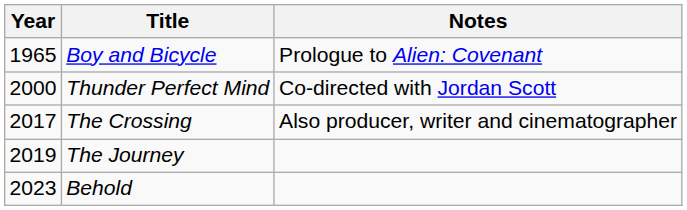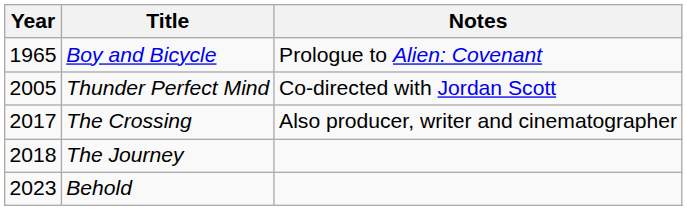(33, 88) 2000 -> (33, 88) 2005
(33, 155) 2019 -> (33, 155) 2018
